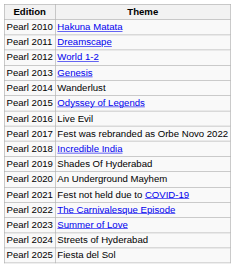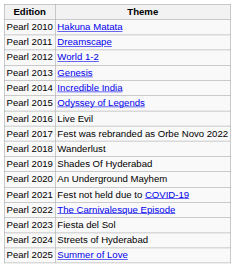(81, 88) Wanderlust -> (90, 88) Incredible India
(90, 149) Incredible India -> (81, 149) Wanderlust
(93, 225) Summer of Love -> (86, 225) Fiesta del Sol
(86, 255) Fiesta del Sol -> (93, 255) Summer of Love
